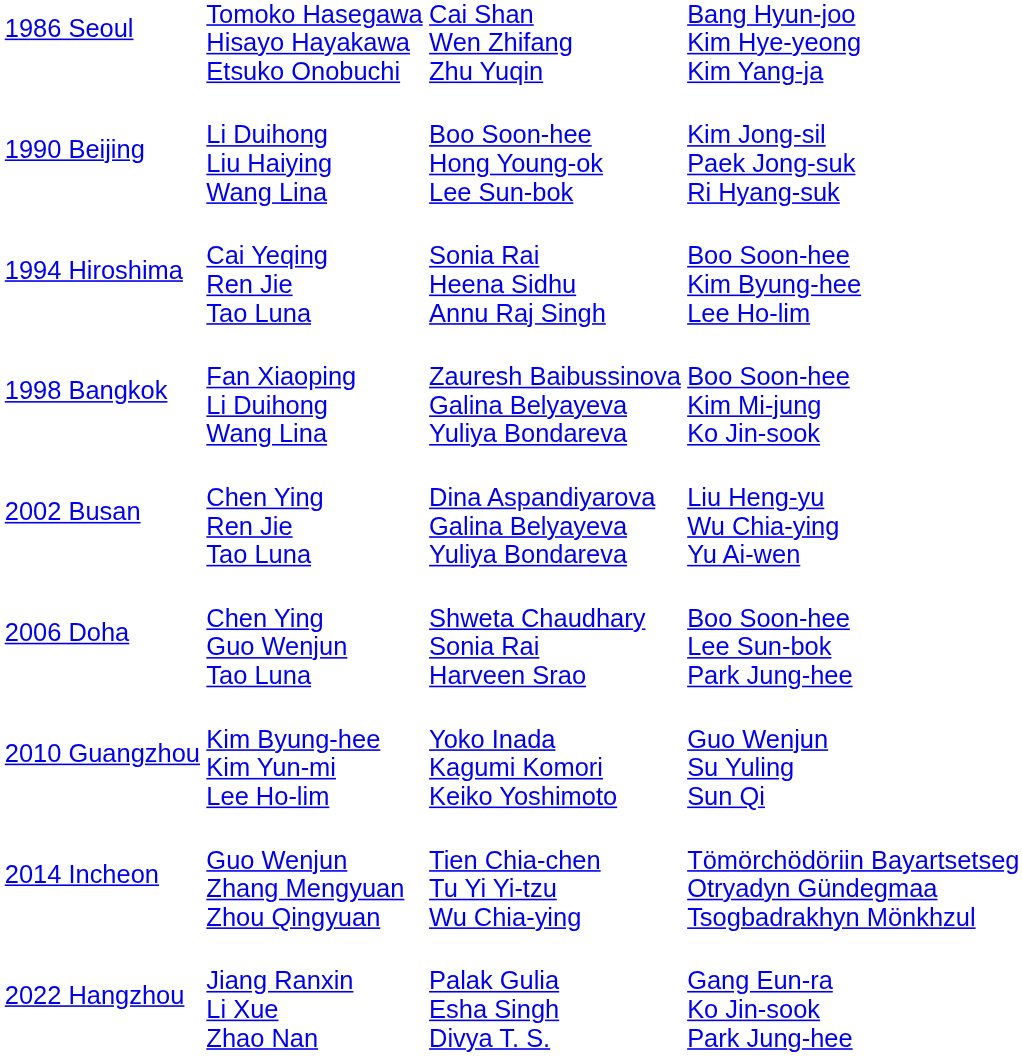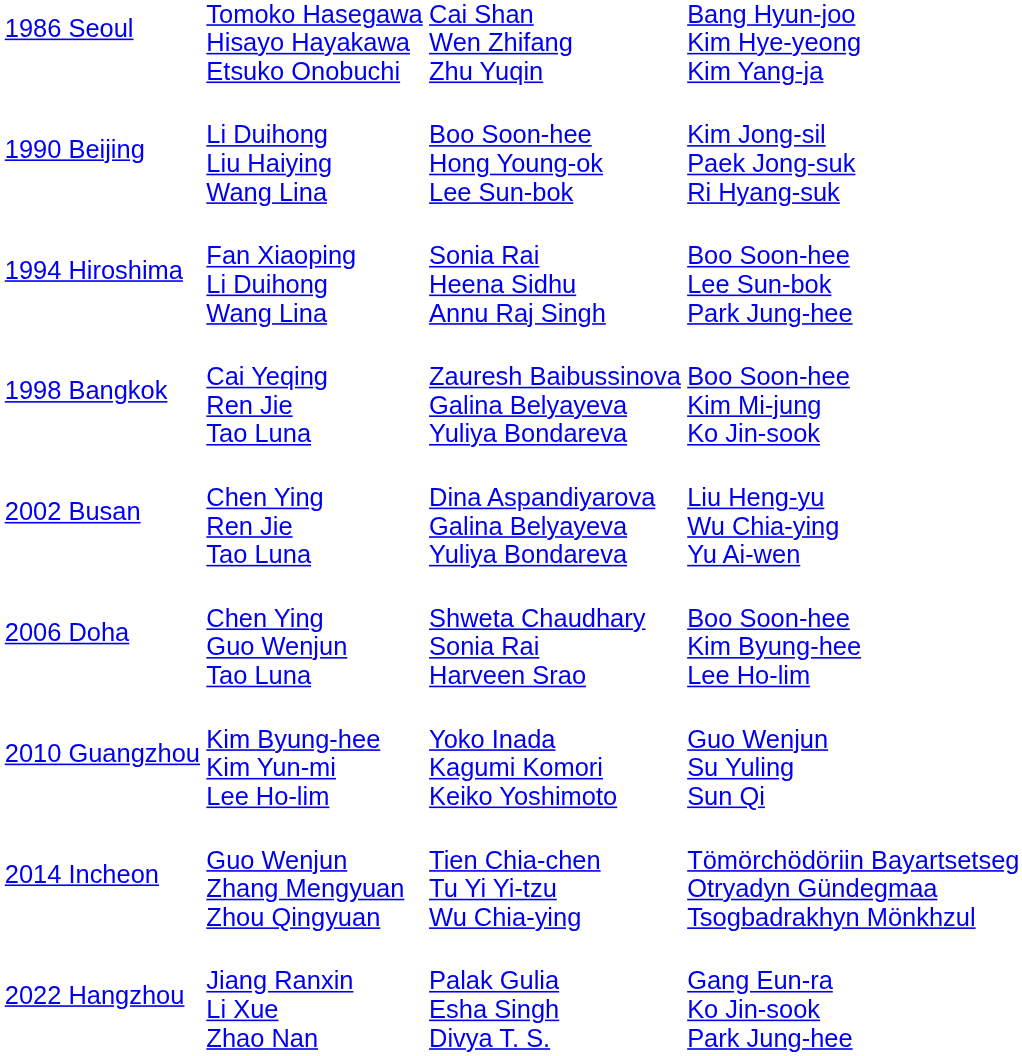(267, 284) Cai Yeqing Ren Jie Tao Luna -> (281, 284) Fan Xiaoping Li Duihong Wang Lina
(774, 284) Boo Soon-hee Kim Byung-hee Lee Ho-lim -> (770, 284) Boo Soon-hee Lee Sun-bok Park Jung-hee
(281, 405) Fan Xiaoping Li Duihong Wang Lina -> (267, 405) Cai Yeqing Ren Jie Tao Luna
(770, 647) Boo Soon-hee Lee Sun-bok Park Jung-hee -> (774, 647) Boo Soon-hee Kim Byung-hee Lee Ho-lim
